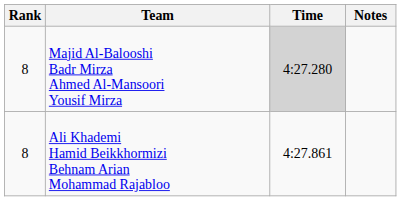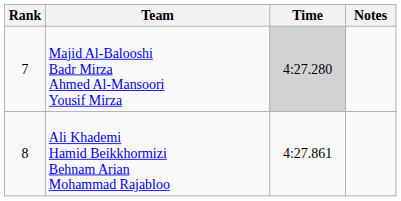(25, 68) 8 -> (25, 68) 7
